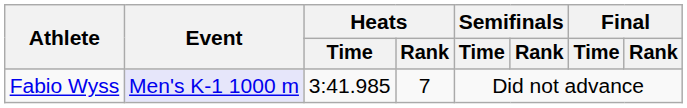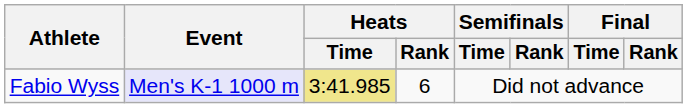(350, 86) no background -> (350, 86) khaki background
(425, 86) 7 -> (425, 86) 6
